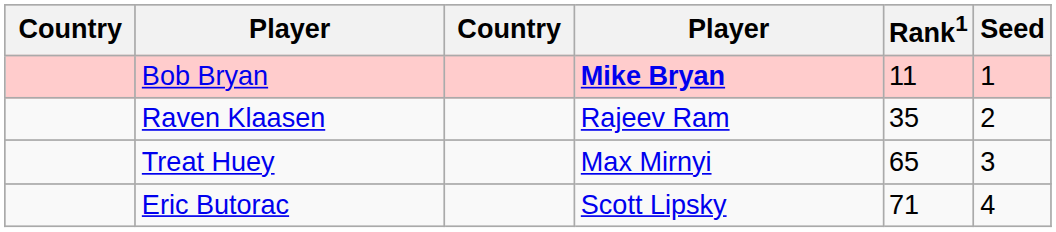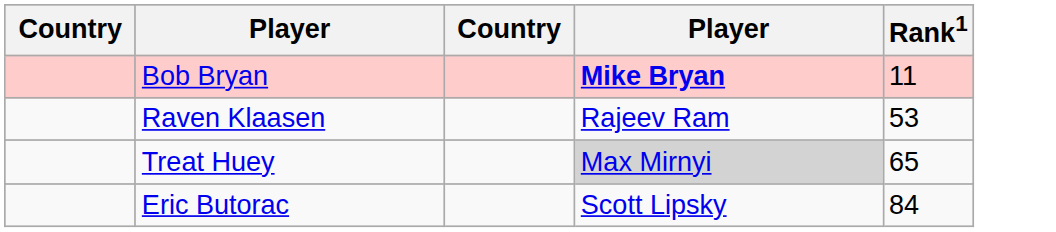- column: (1012, 29)
(904, 119) 35 -> (904, 119) 53
(646, 161) no background -> (646, 161) lightgrey background
(904, 204) 71 -> (904, 204) 84
